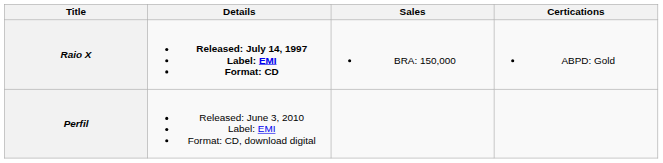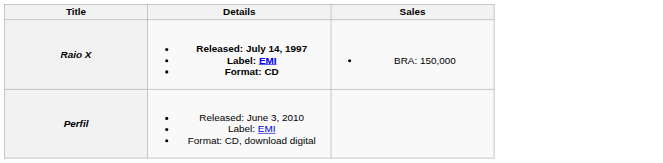- column: (576, 12)
